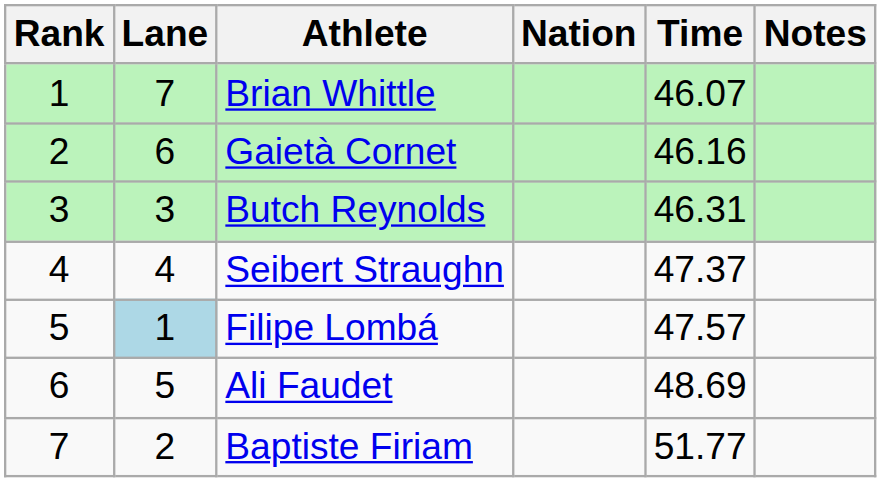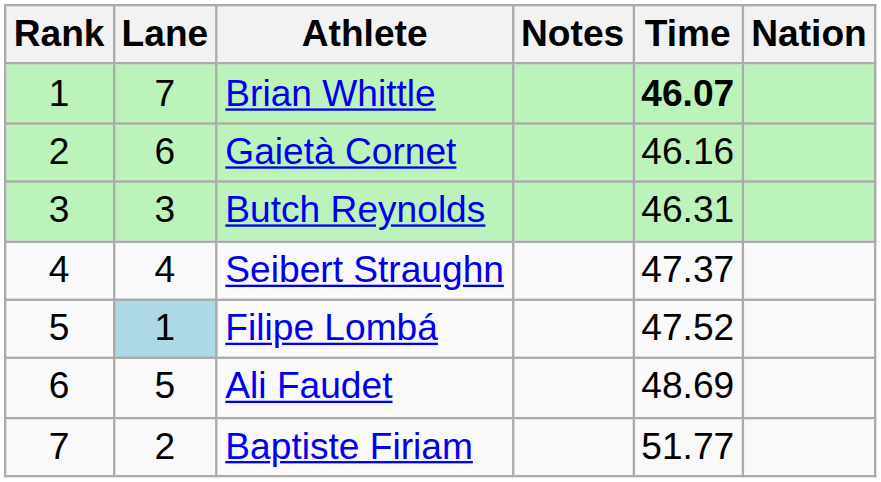columns swapped: (579, 33) <-> (815, 33)
(700, 92) normal -> (688, 92) bold
(700, 328) 47.57 -> (688, 328) 47.52
